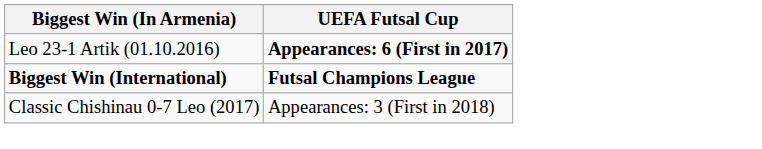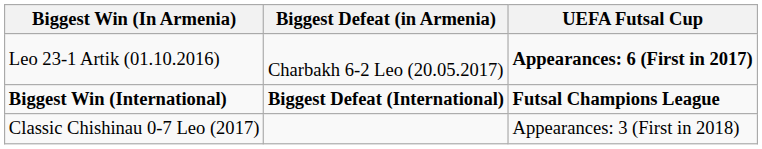+ column: (386, 19)
